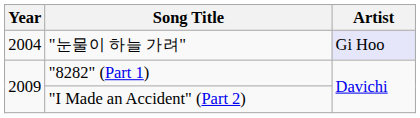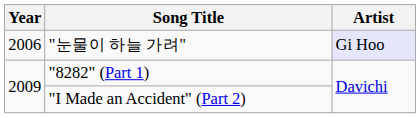(25, 45) 2004 -> (25, 45) 2006
